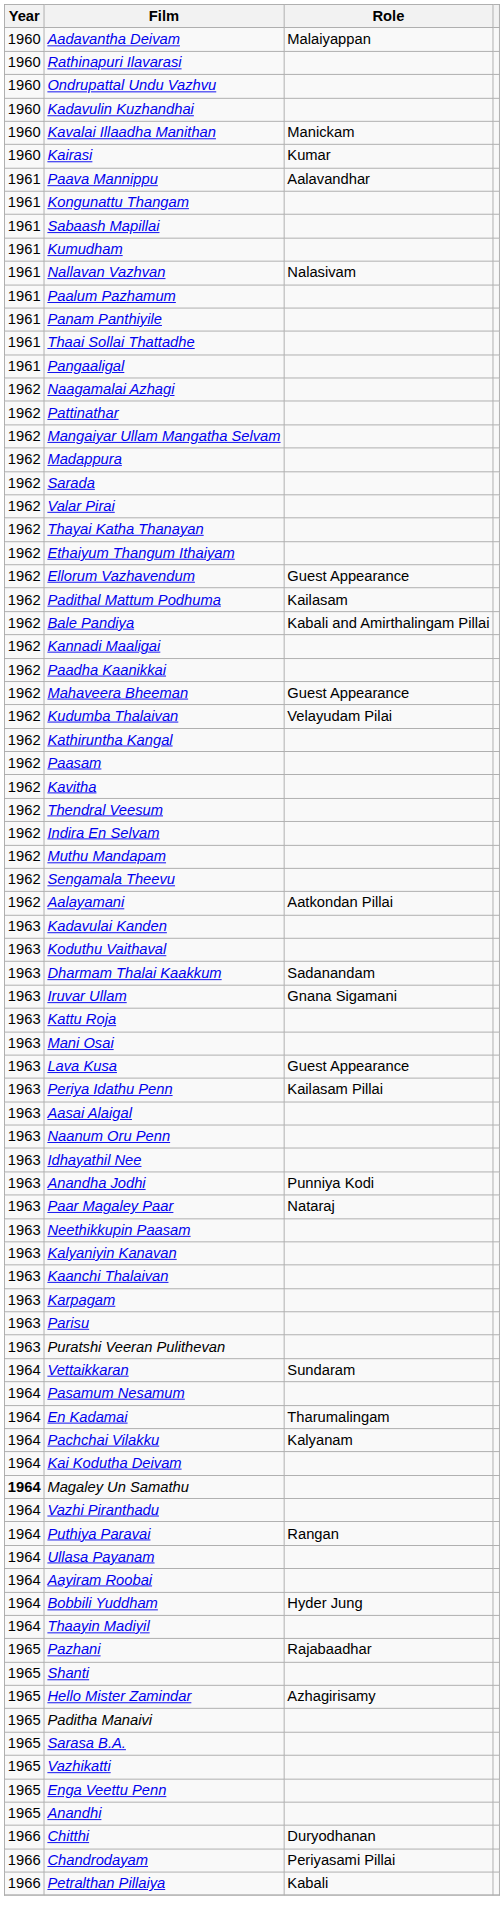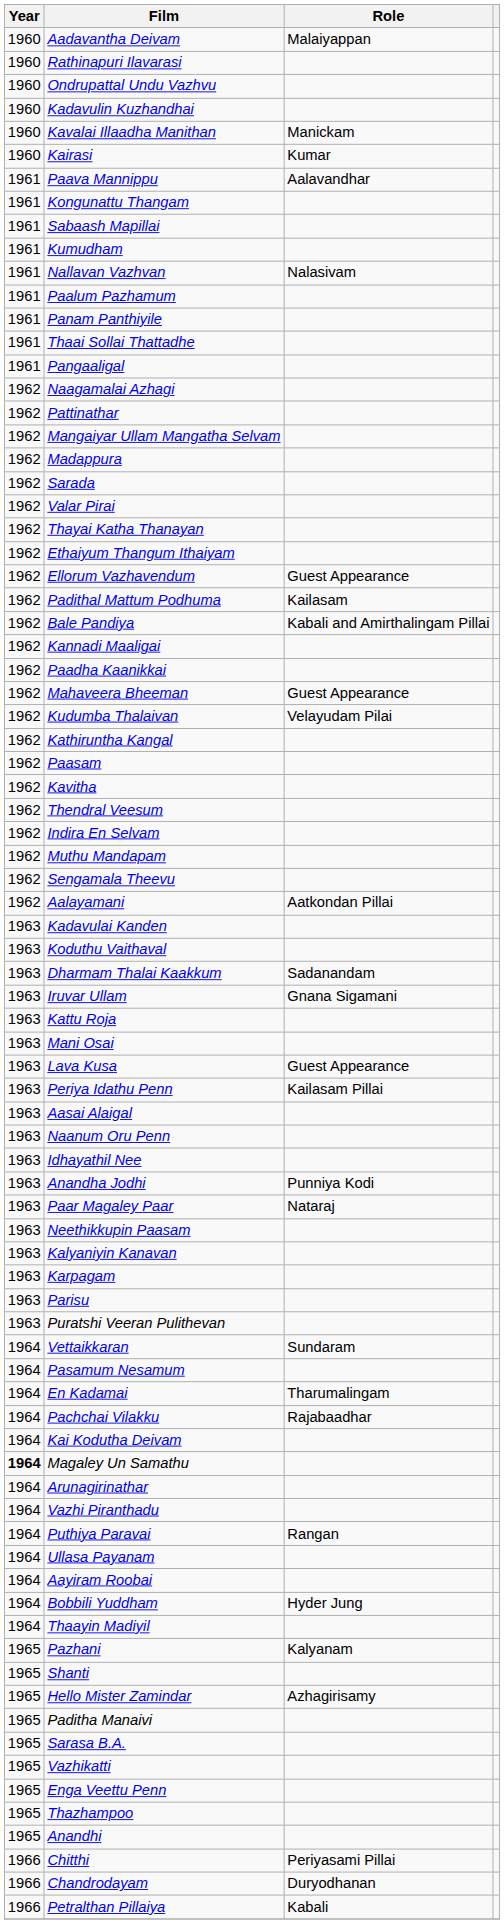- row: (108, 1276)
(320, 1440) Kalyanam -> (329, 1416) Rajabaadhar
+ row: (98, 1486)
(329, 1650) Rajabaadhar -> (320, 1650) Kalyanam
+ row: (90, 1813)
(332, 1837) Duryodhanan -> (341, 1860) Periyasami Pillai
(341, 1860) Periyasami Pillai -> (332, 1883) Duryodhanan
